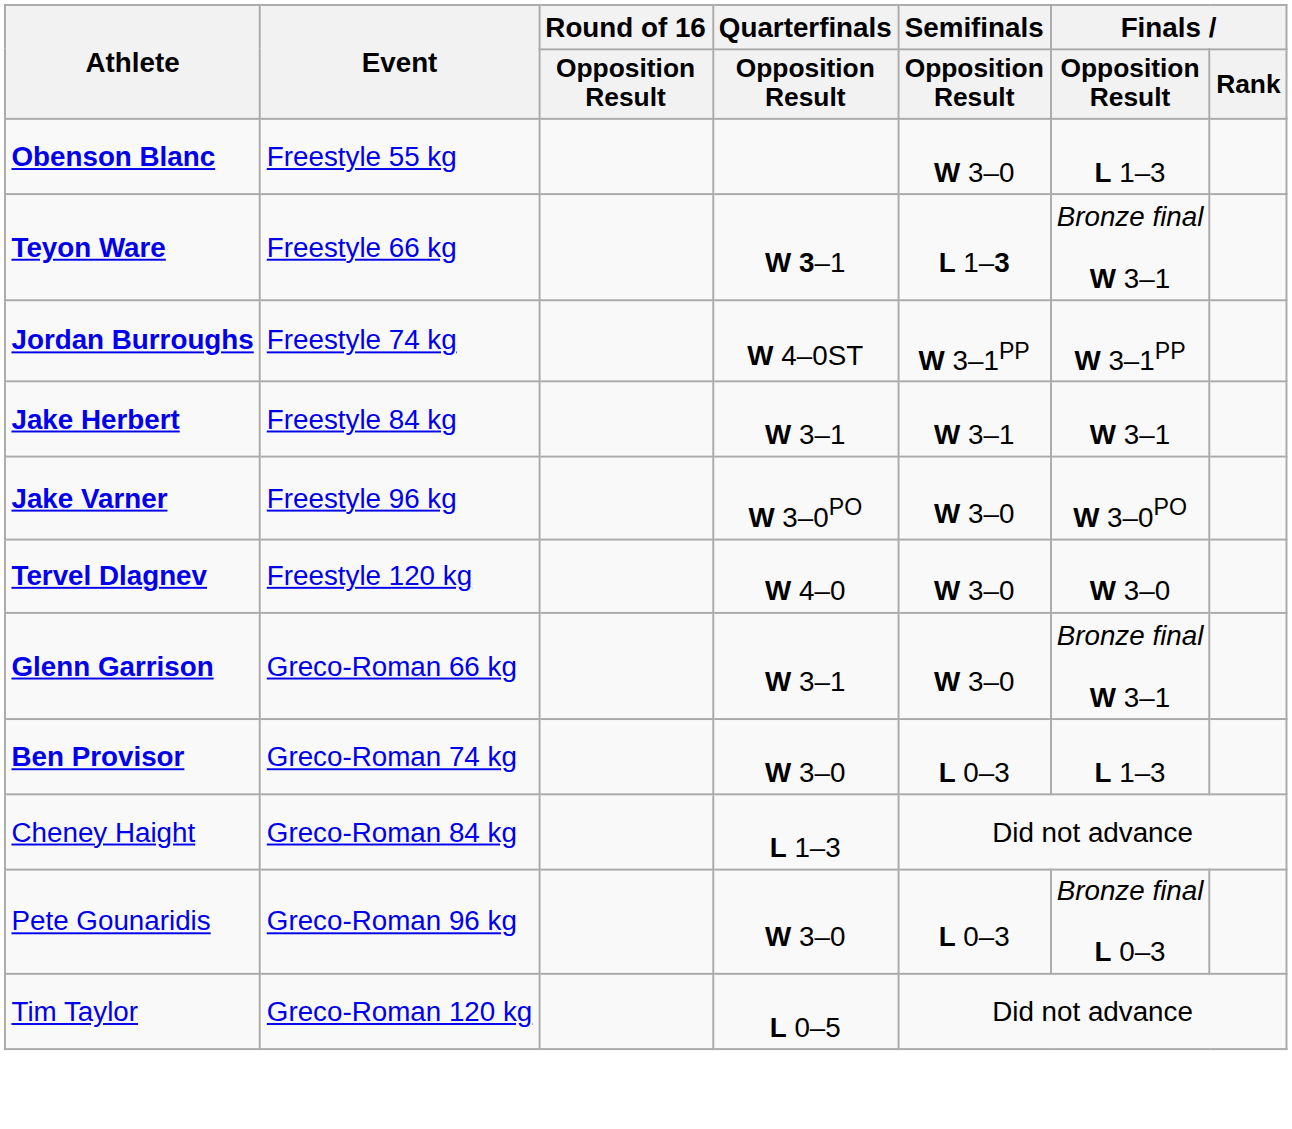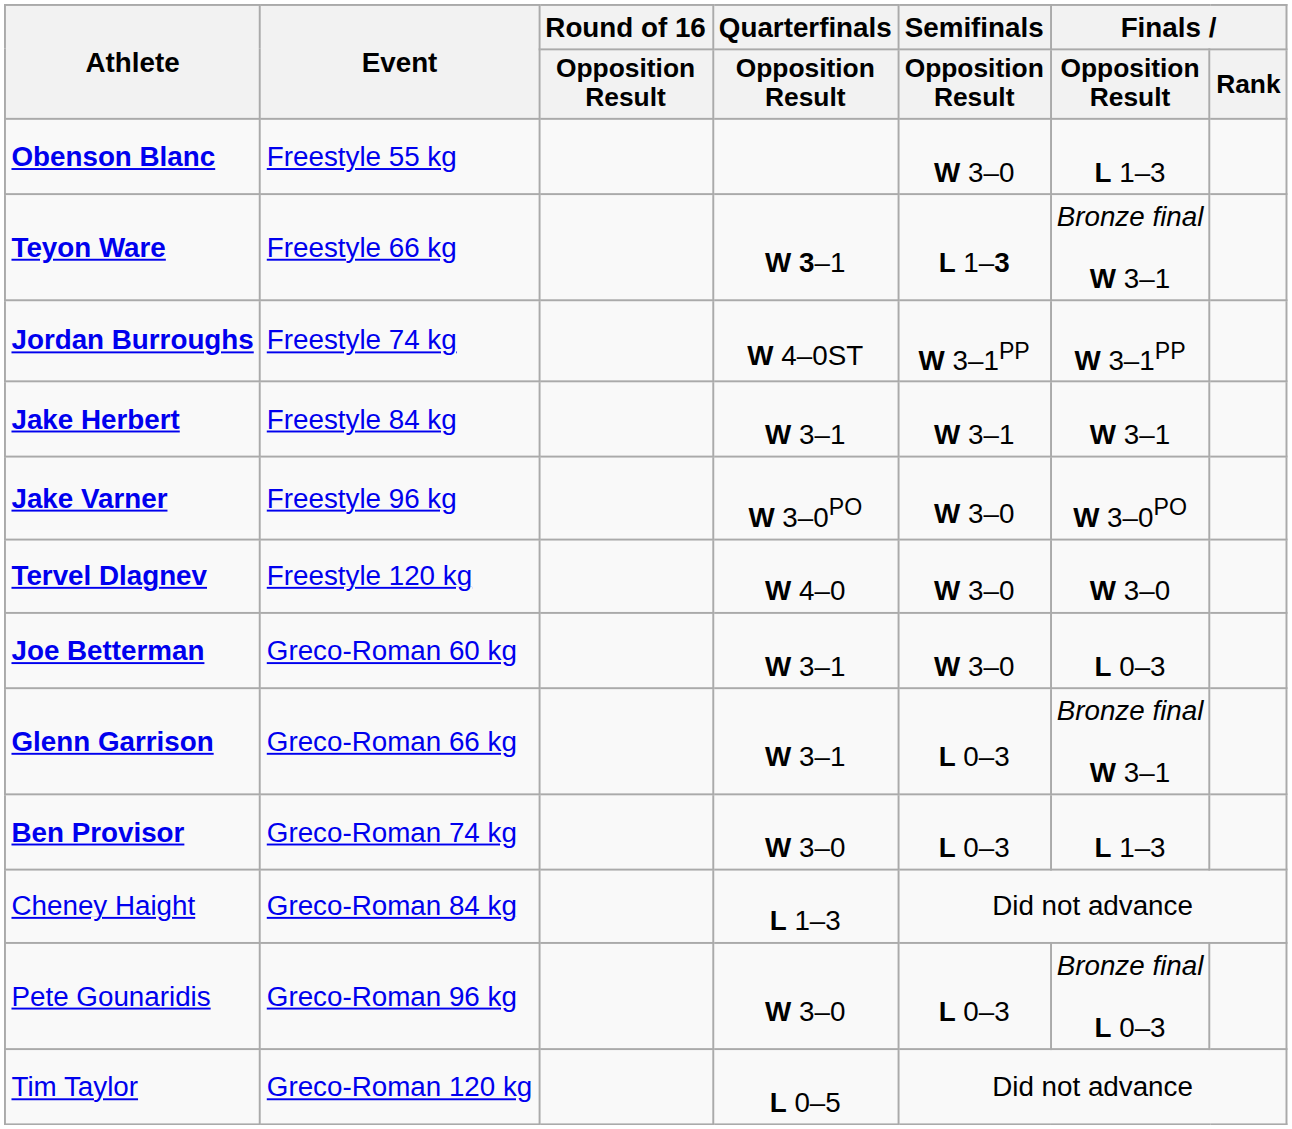+ row: (108, 651)
(974, 682) W 3–0 -> (974, 757) L 0–3
